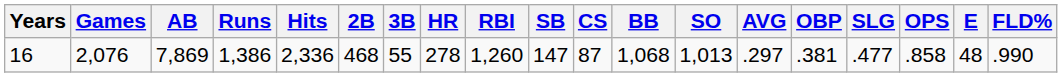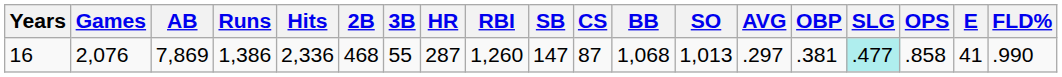(443, 54) 278 -> (443, 54) 287
(872, 54) no background -> (872, 54) paleturquoise background
(971, 54) 48 -> (971, 54) 41
